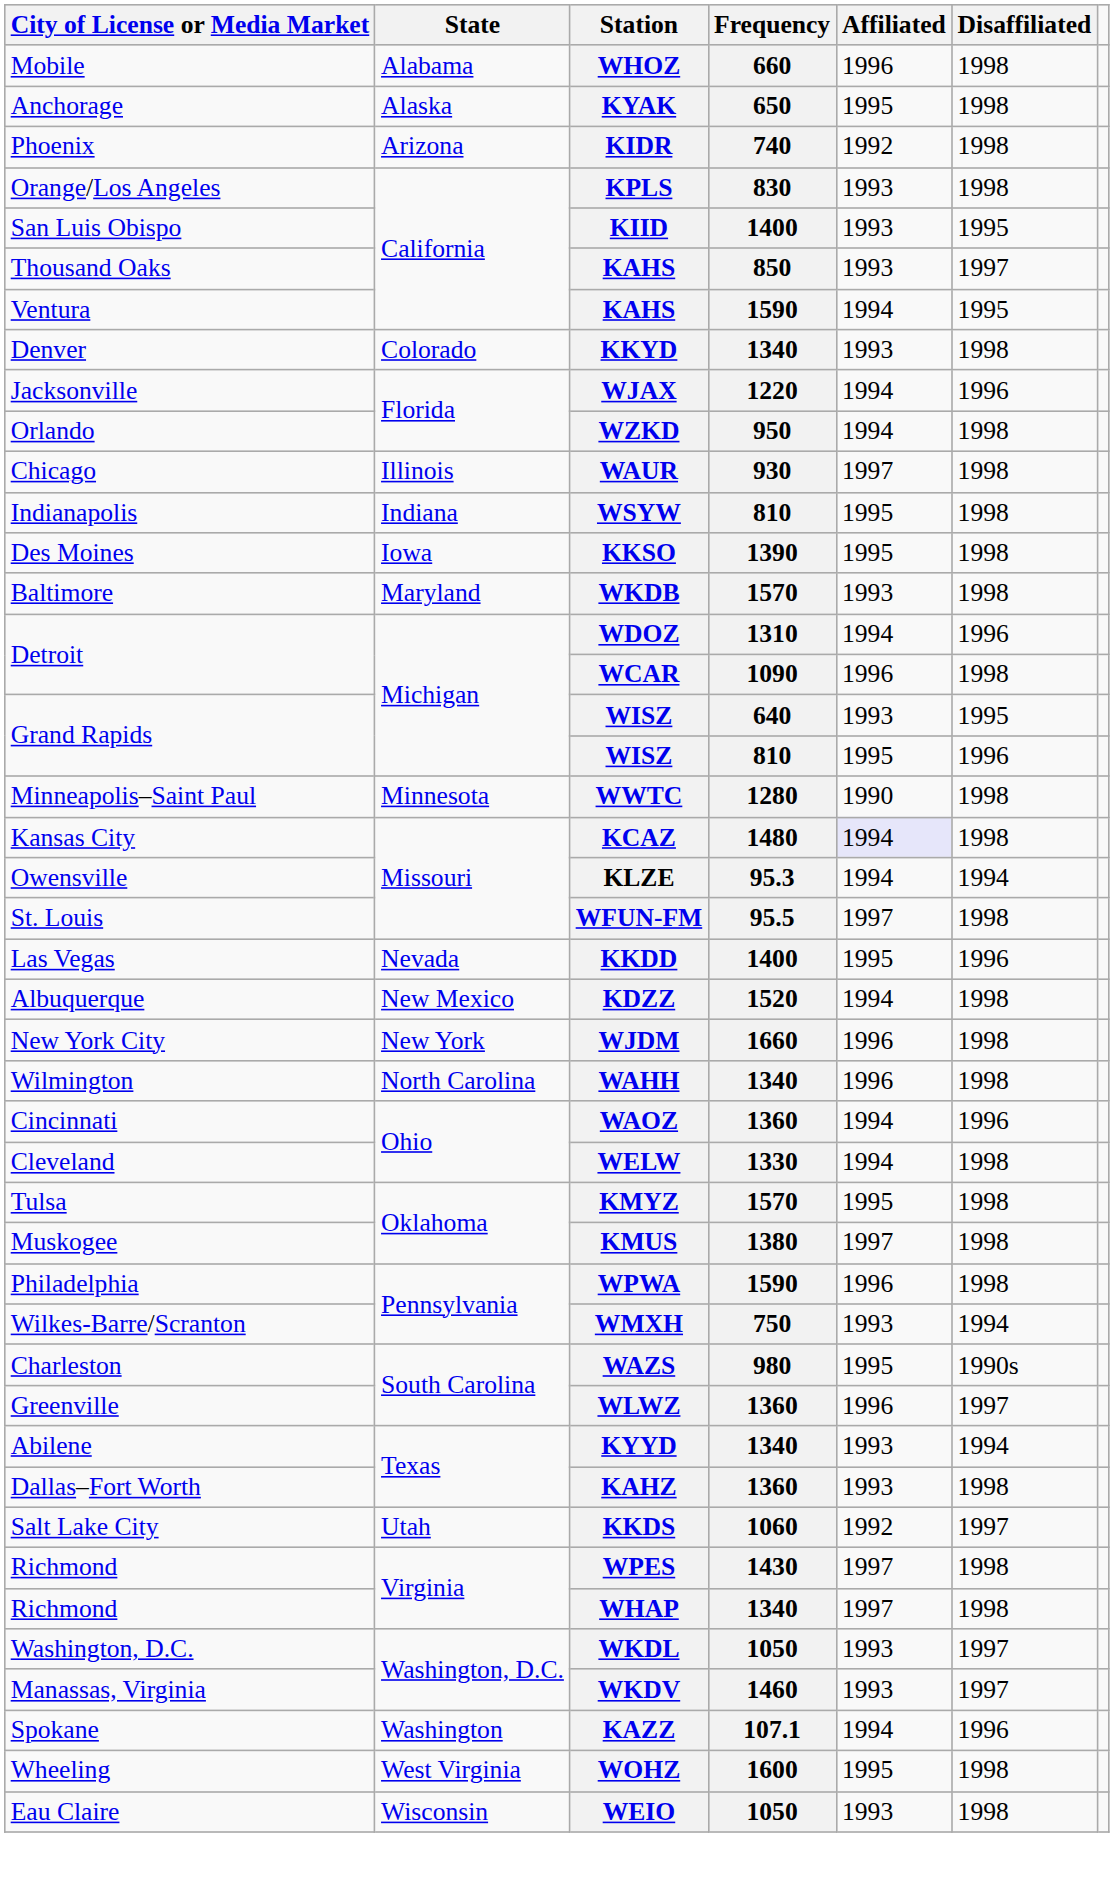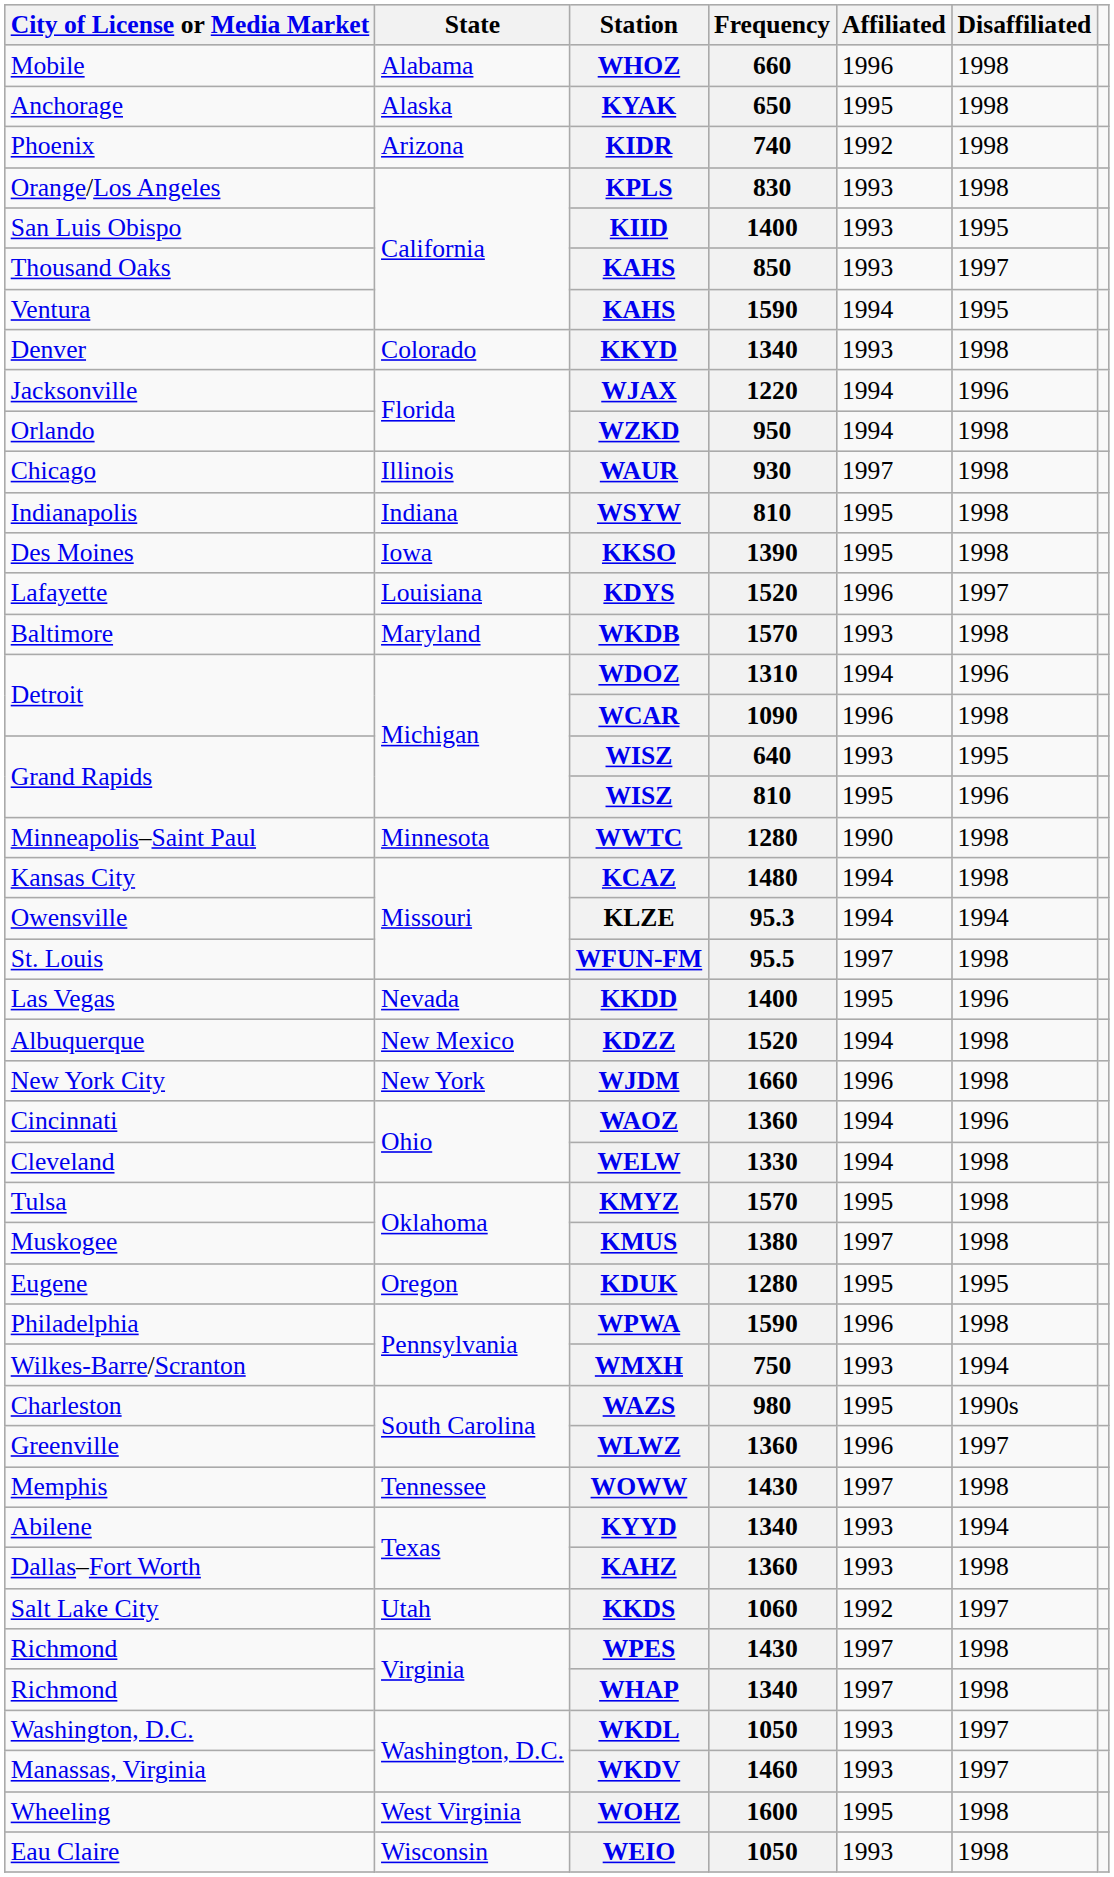+ row: (639, 593)
(868, 836) lavender background -> (868, 877) no background
- row: (639, 1080)
+ row: (639, 1283)
+ row: (639, 1486)
- row: (639, 1730)
